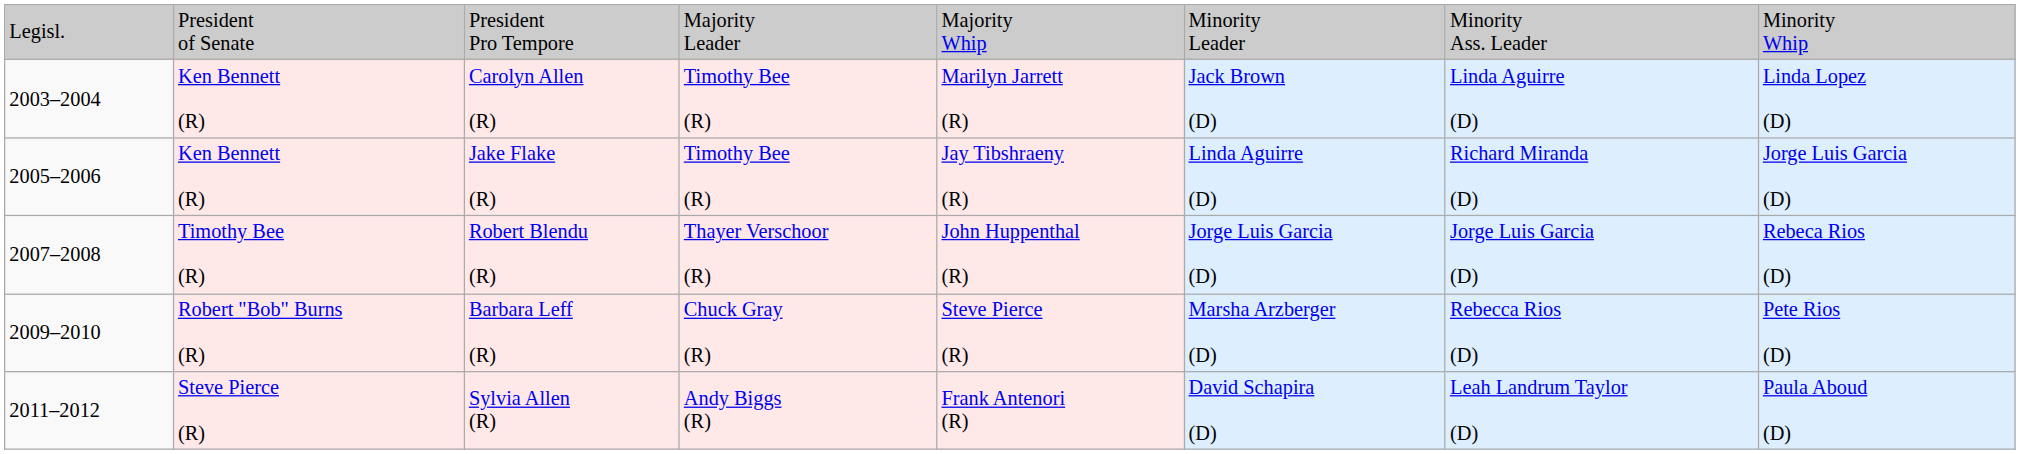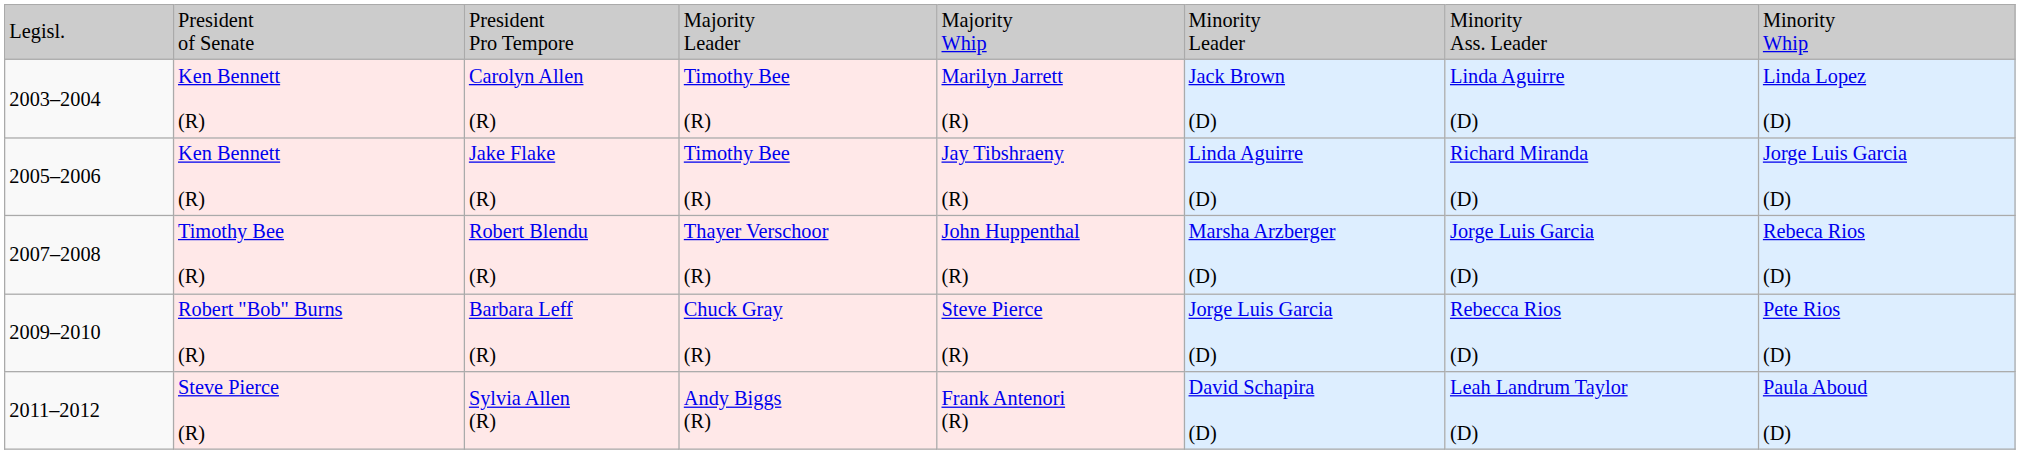(1261, 254) Jorge Luis Garcia (D) -> (1262, 254) Marsha Arzberger (D)
(1262, 332) Marsha Arzberger (D) -> (1261, 332) Jorge Luis Garcia (D)
